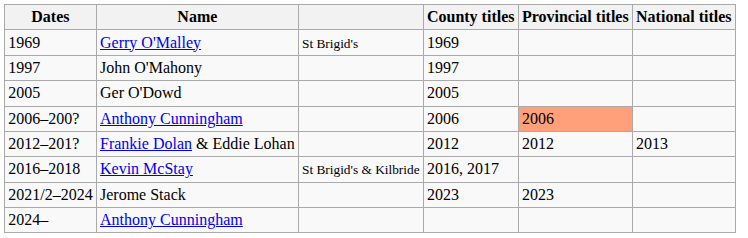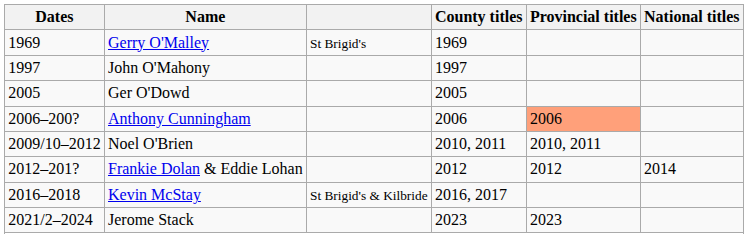+ row: (54, 144)
(652, 144) 2013 -> (660, 169) 2014
- row: (28, 220)
